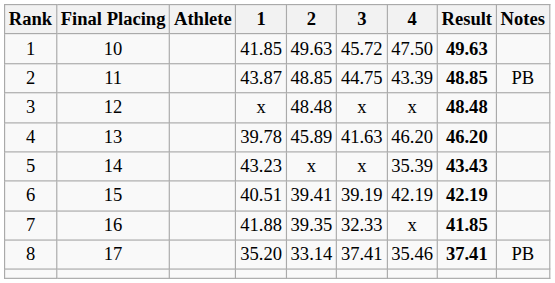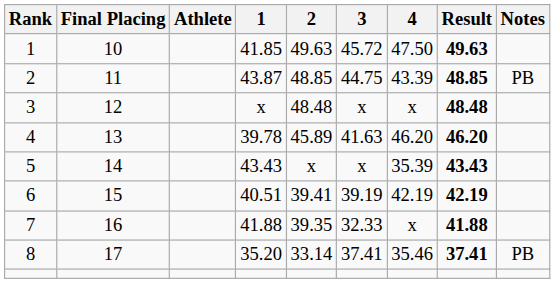(261, 166) 43.23 -> (261, 166) 43.43
(467, 225) 41.85 -> (467, 225) 41.88
